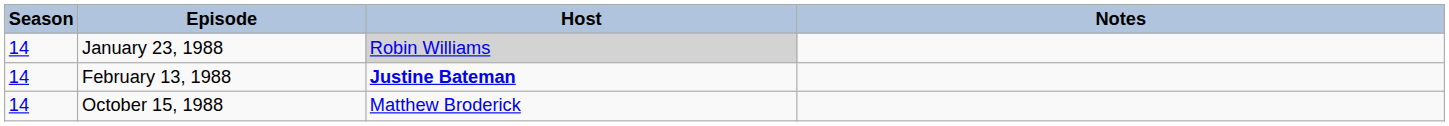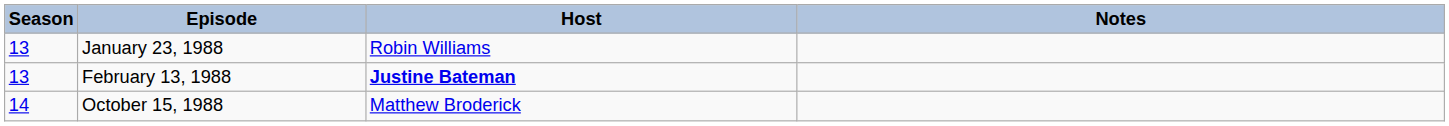(19, 47) 14 -> (19, 47) 13
(430, 47) lightgrey background -> (430, 47) no background
(19, 76) 14 -> (19, 76) 13
